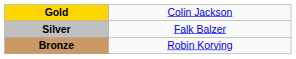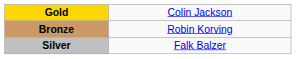rows swapped: (56, 29) <-> (56, 45)
